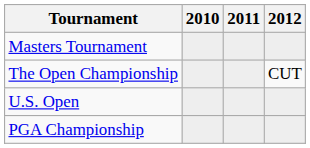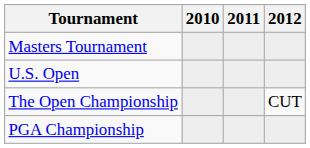rows swapped: (44, 102) <-> (93, 74)
